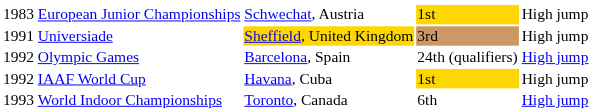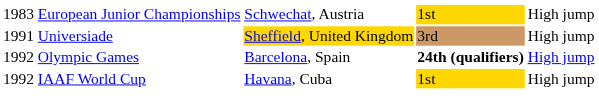(468, 57) normal -> (471, 57) bold
- row: (130, 100)
